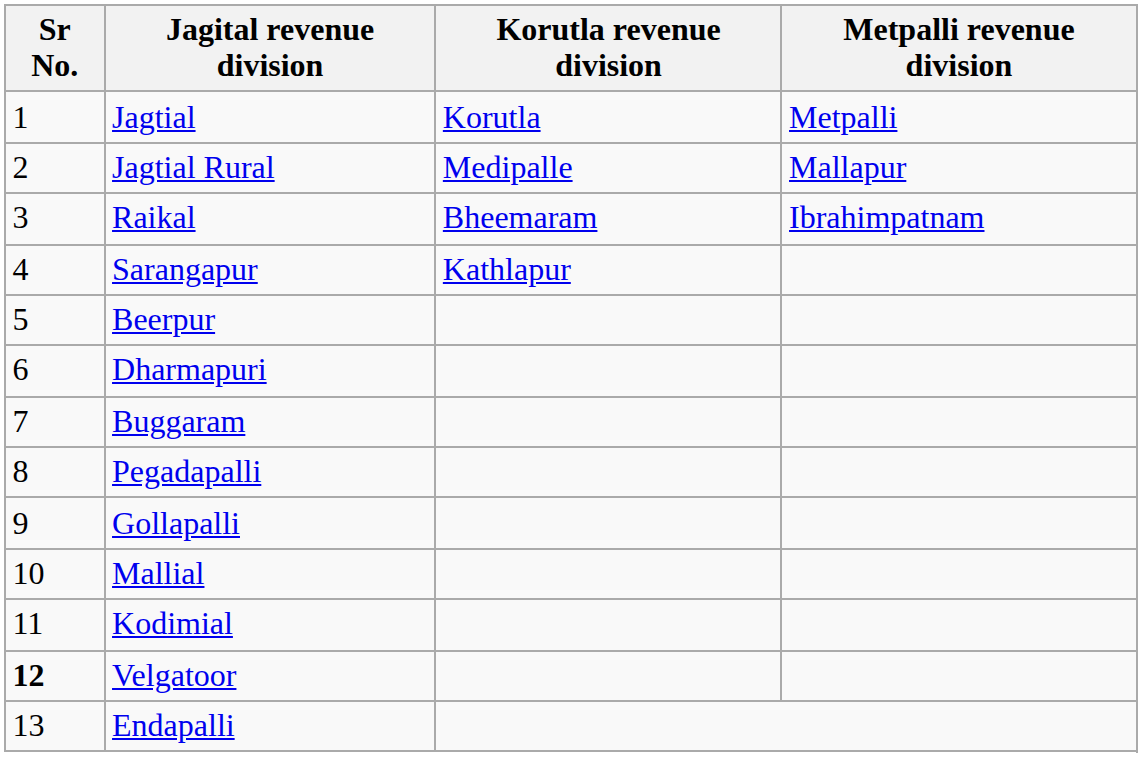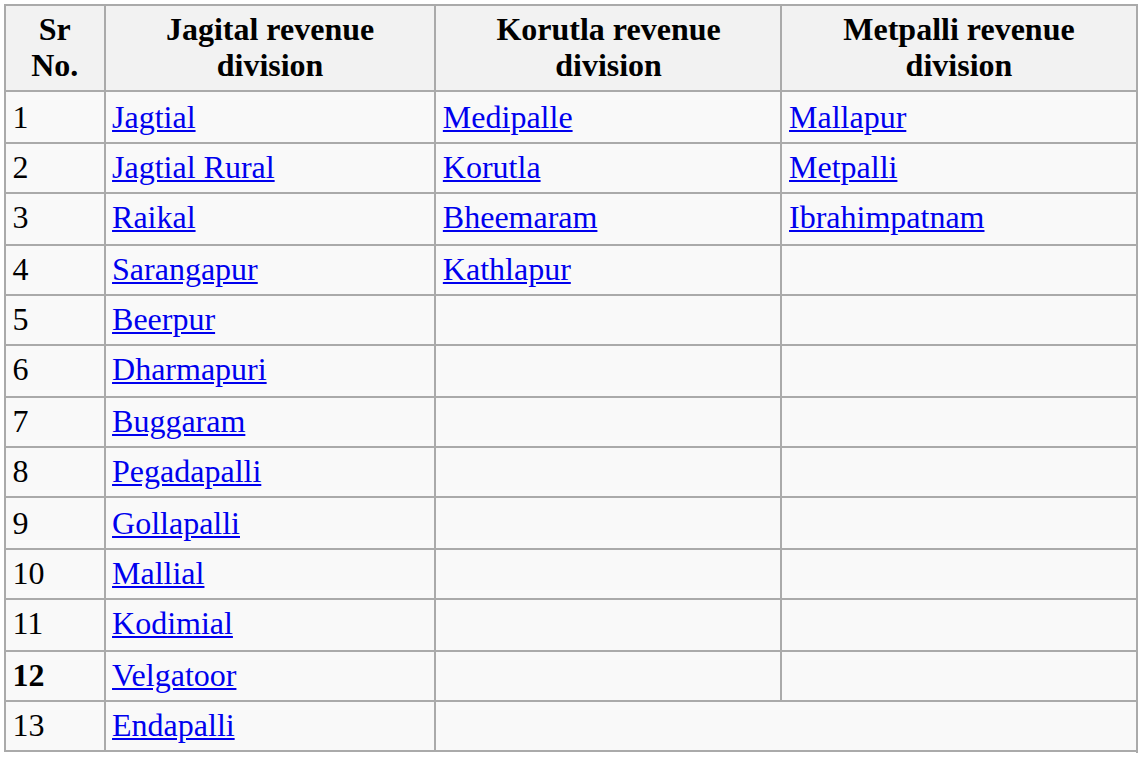(492, 116) Korutla -> (508, 116) Medipalle
(843, 116) Metpalli -> (848, 116) Mallapur
(508, 167) Medipalle -> (492, 167) Korutla
(848, 167) Mallapur -> (843, 167) Metpalli
